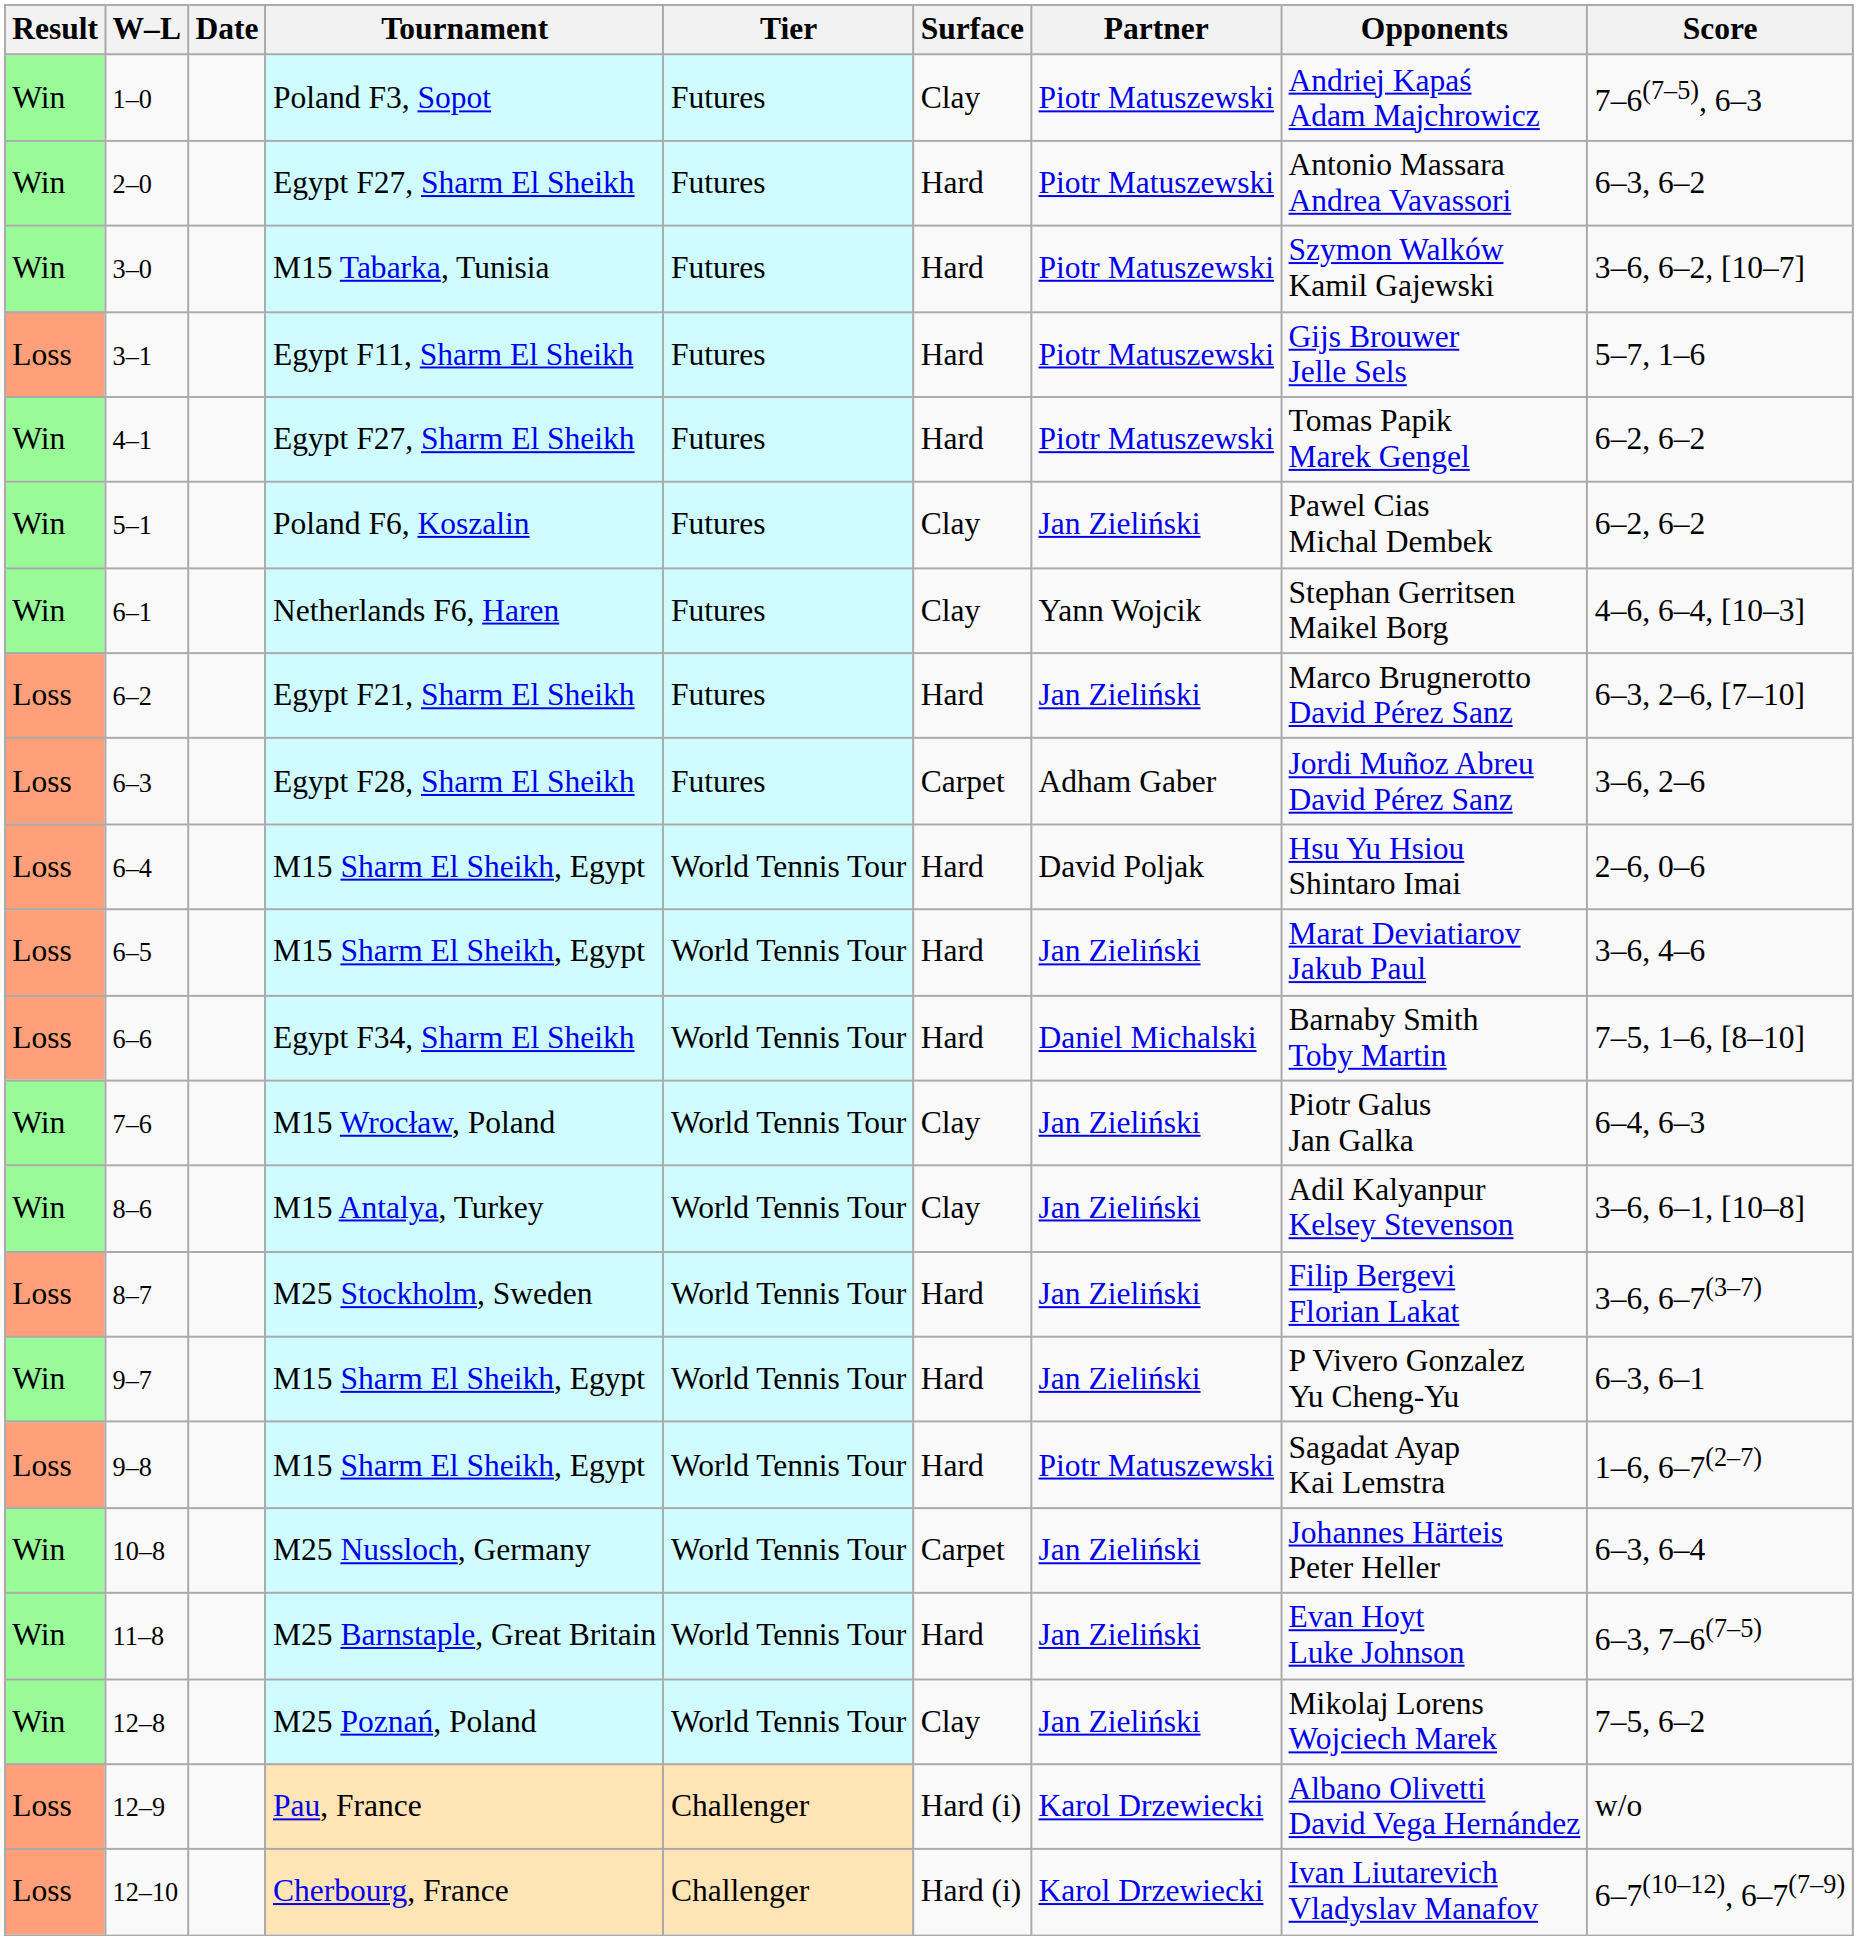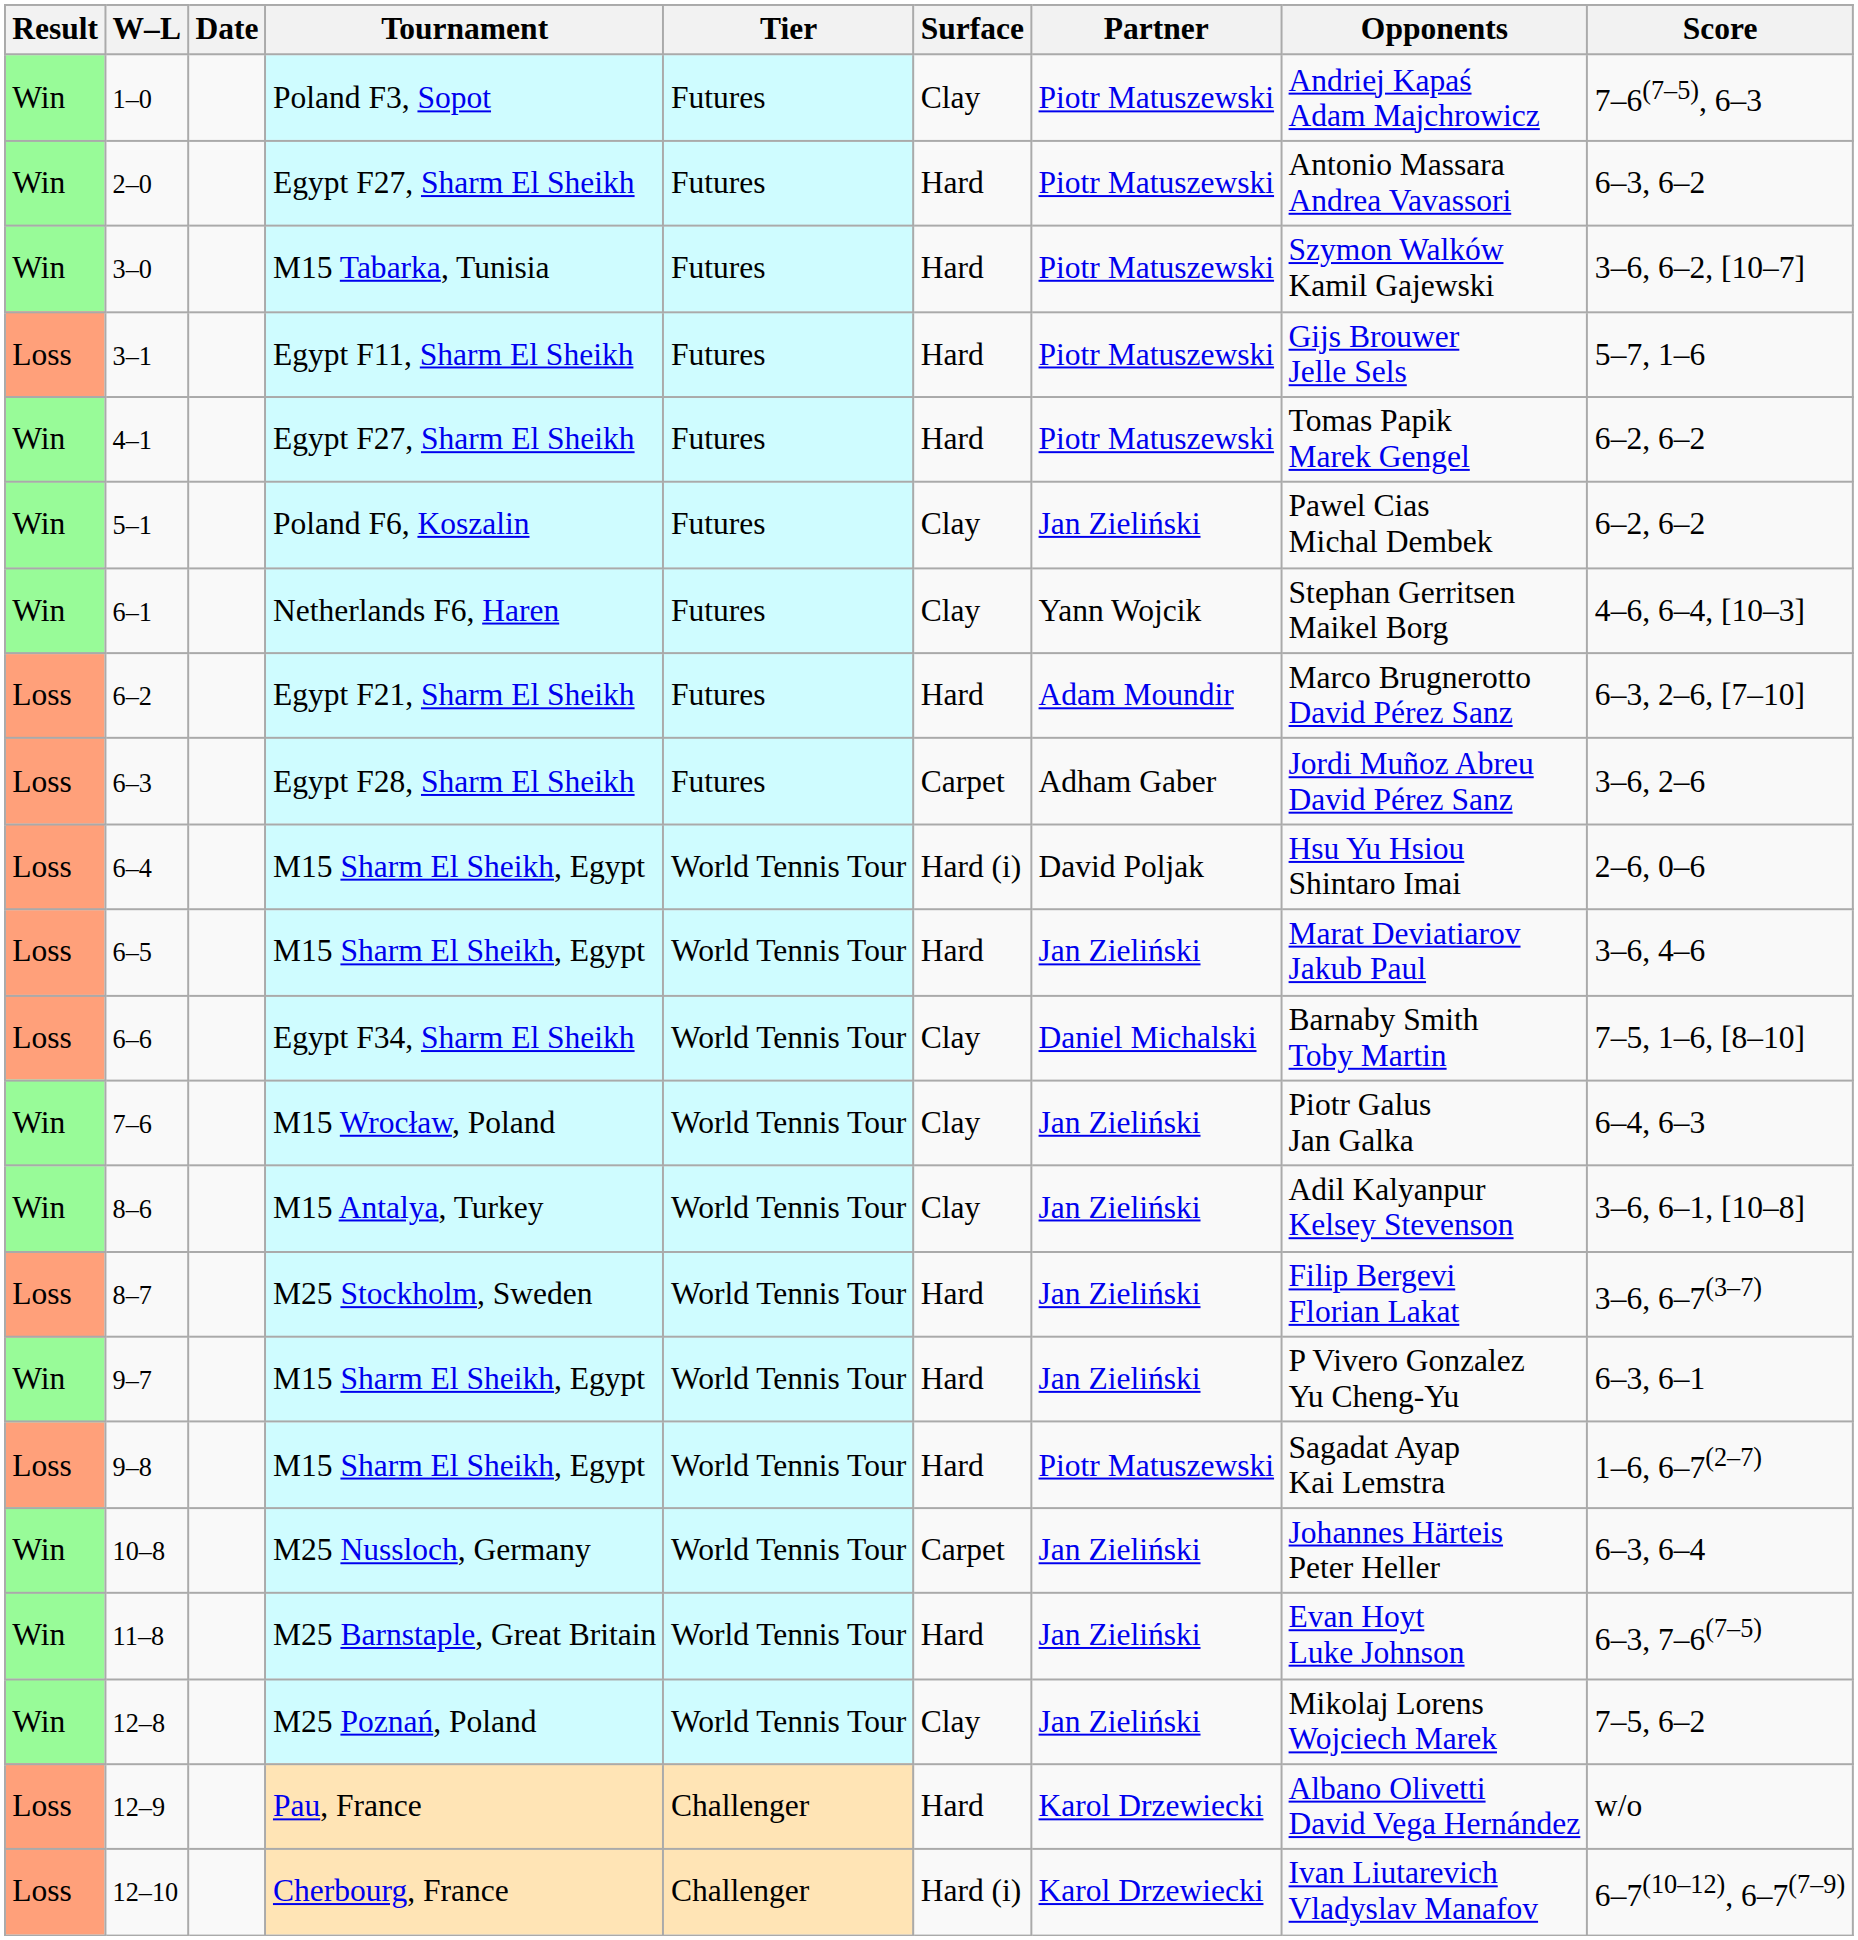(1120, 695) Jan Zieliński -> (1136, 695) Adam Moundir
(952, 866) Hard -> (971, 866) Hard (i)
(952, 1037) Hard -> (950, 1037) Clay
(971, 1806) Hard (i) -> (952, 1806) Hard
